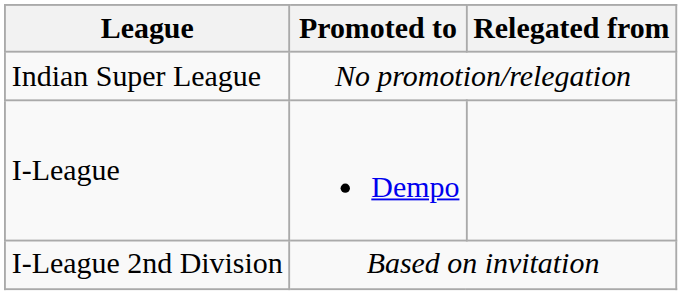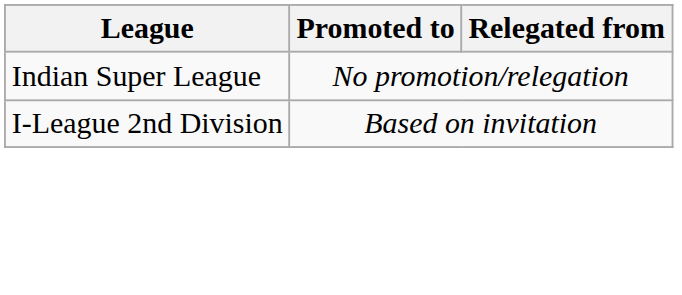- row: (66, 169)
